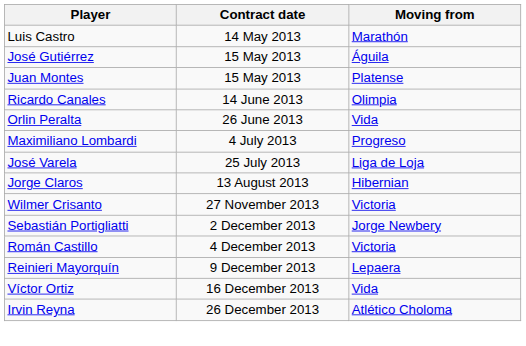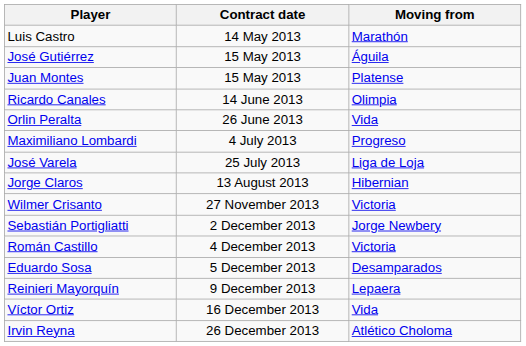+ row: (50, 267)
